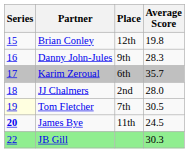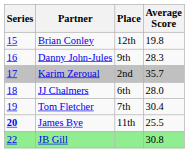(124, 73) 6th -> (125, 73) 2nd
(125, 90) 2nd -> (124, 90) 6th
(12, 106) lightyellow background -> (12, 106) no background
(155, 106) 30.5 -> (155, 106) 30.4
(155, 123) 24.5 -> (155, 123) 25.5
(155, 139) 30.3 -> (155, 139) 30.8
